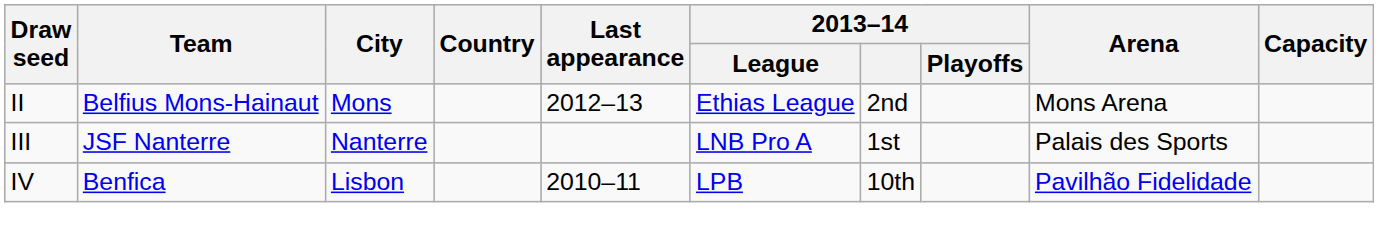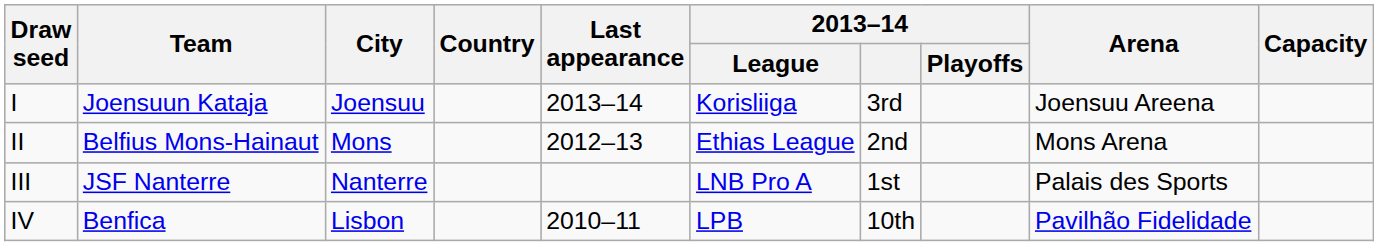+ row: (41, 103)
